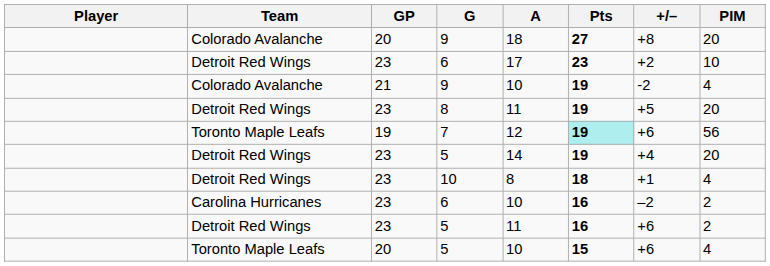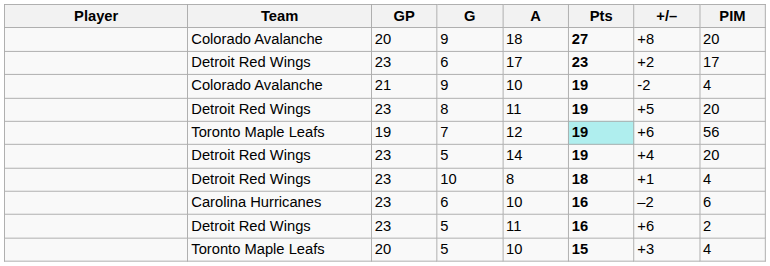(711, 62) 10 -> (711, 62) 17
(707, 202) 2 -> (707, 202) 6
(646, 249) +6 -> (646, 249) +3
